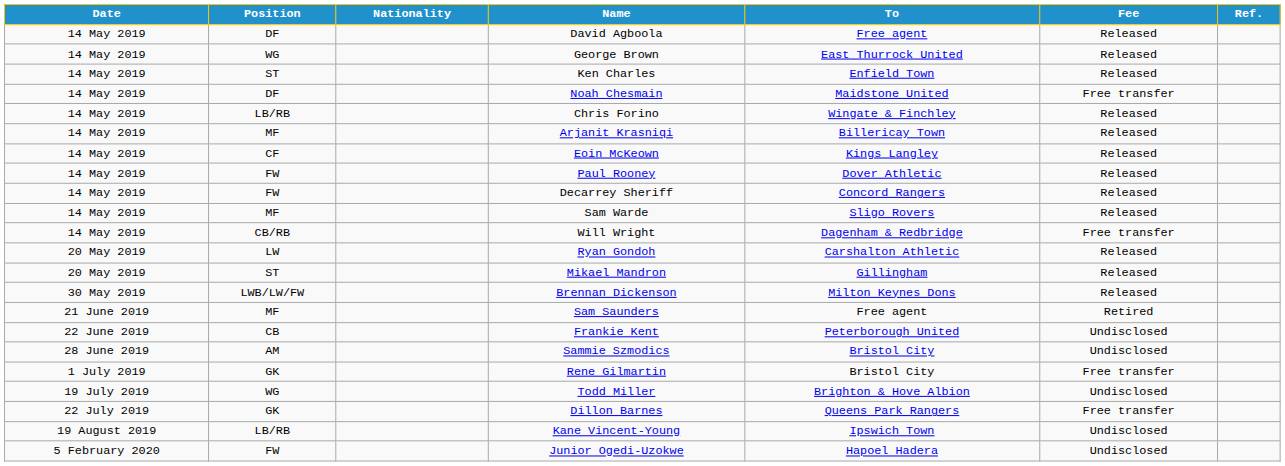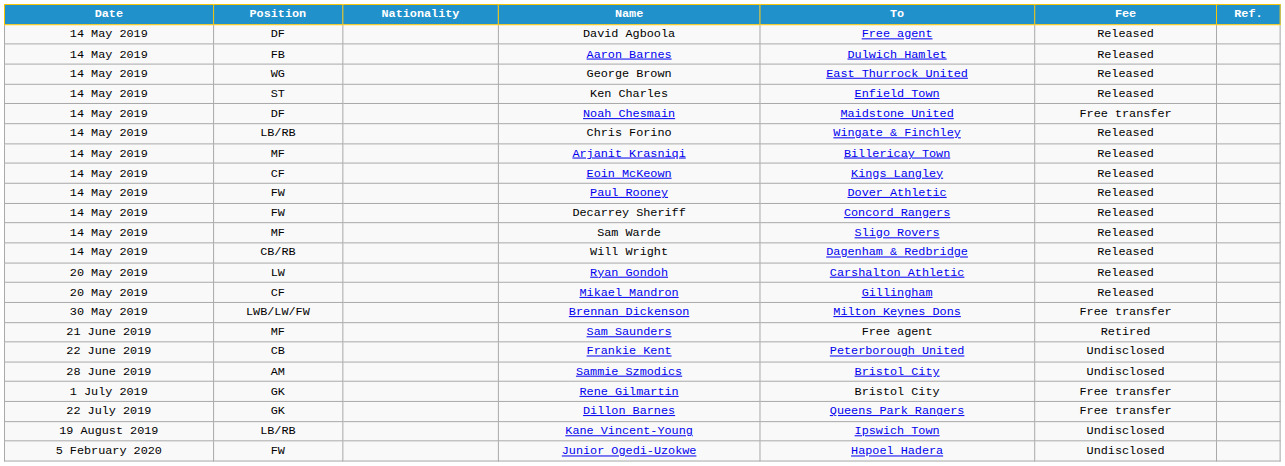+ row: (629, 54)
(1129, 232) Free transfer -> (1126, 252) Released
(272, 272) ST -> (278, 292) CF
(1129, 292) Released -> (1126, 312) Free transfer
- row: (616, 391)
